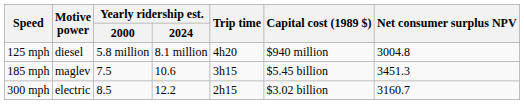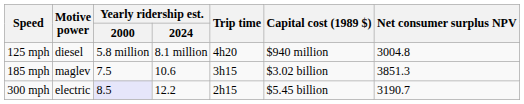(297, 71) $5.45 billion -> (297, 71) $3.02 billion
(394, 71) 3451.3 -> (394, 71) 3851.3
(104, 90) no background -> (104, 90) lavender background
(297, 90) $3.02 billion -> (297, 90) $5.45 billion
(394, 90) 3160.7 -> (394, 90) 3190.7
